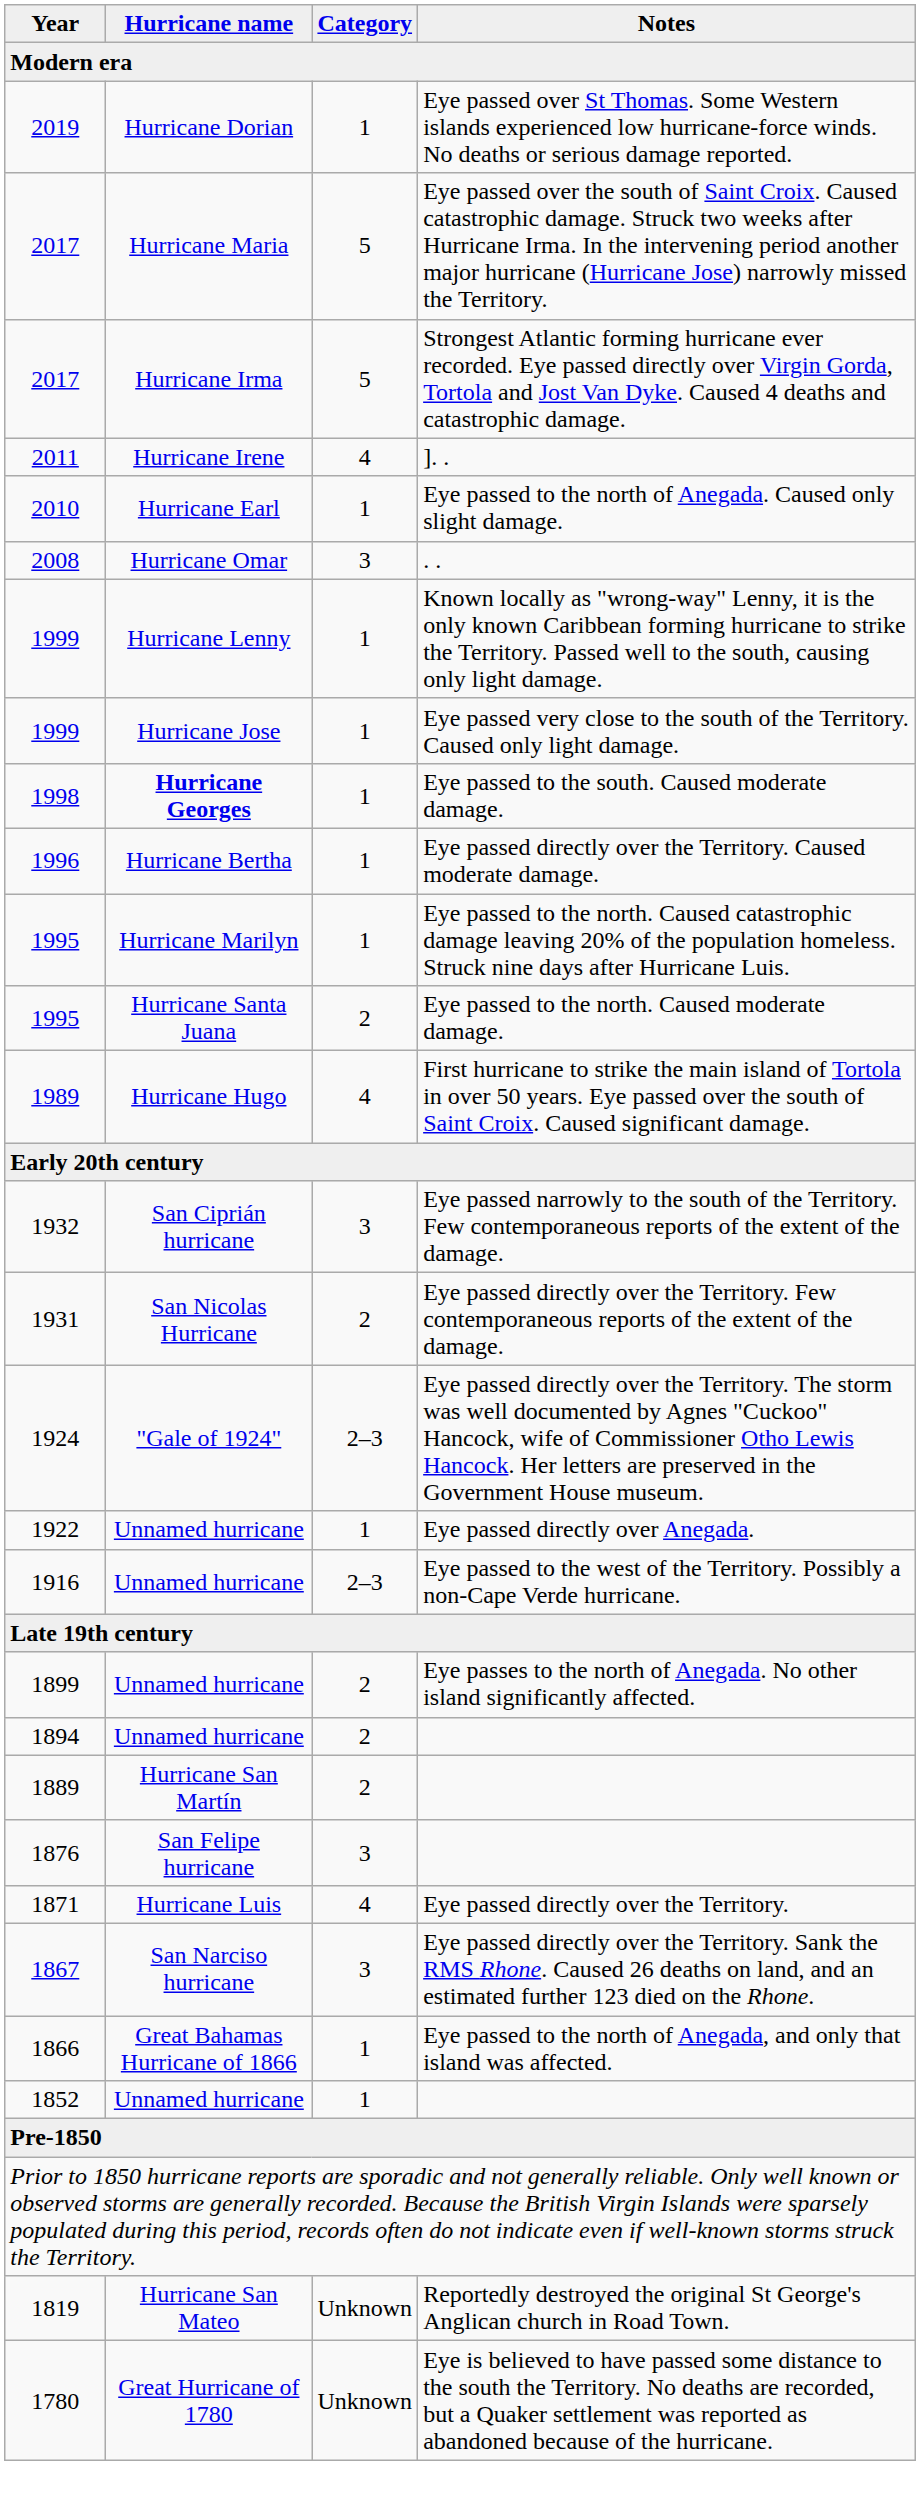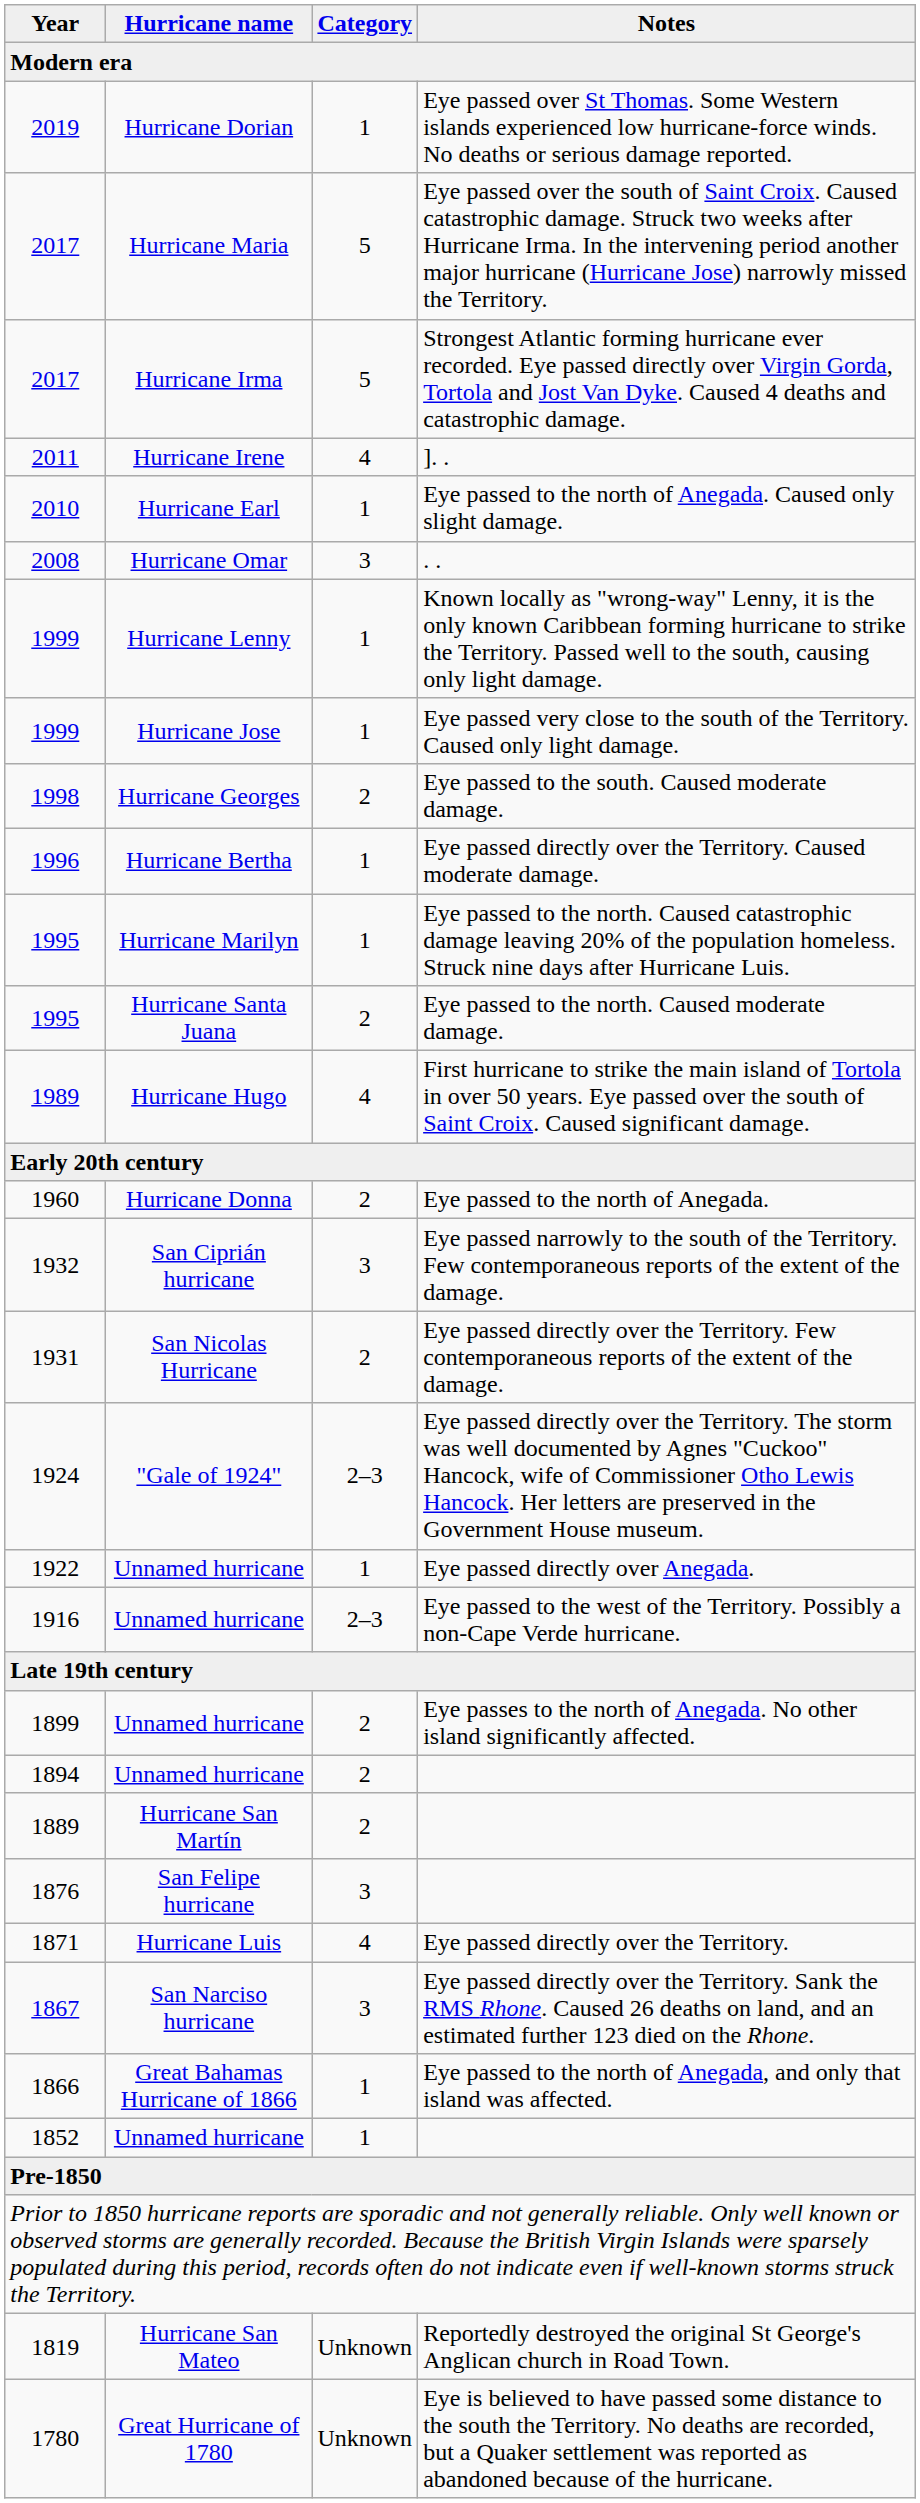(209, 795) bold -> (209, 795) normal
(365, 795) 1 -> (365, 795) 2
+ row: (55, 1199)
